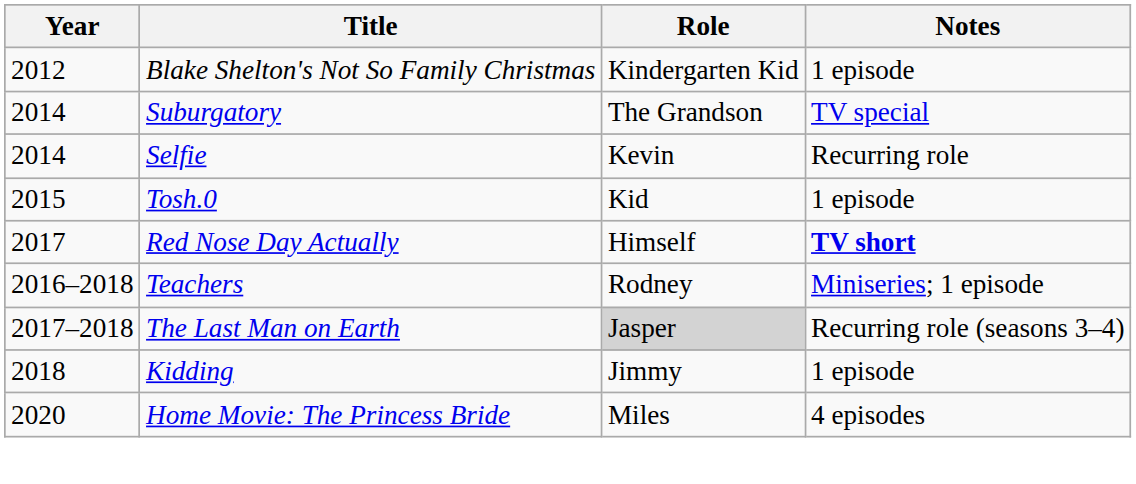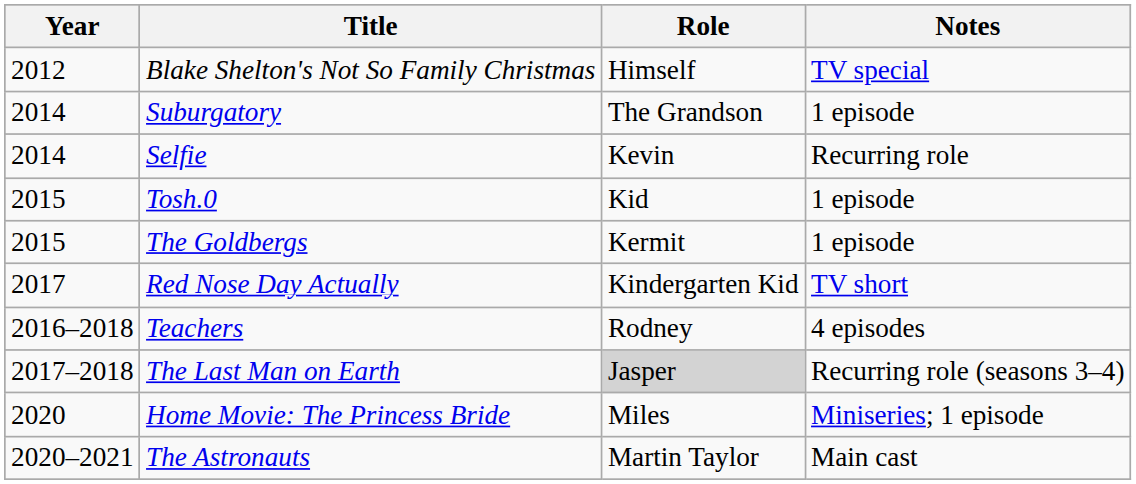(703, 69) Kindergarten Kid -> (652, 69) Himself
(863, 69) 1 episode -> (870, 69) TV special
(870, 112) TV special -> (863, 112) 1 episode
+ row: (227, 241)
(652, 241) Himself -> (703, 284) Kindergarten Kid
(863, 241) bold -> (860, 284) normal
(927, 284) Miniseries; 1 episode -> (868, 328) 4 episodes
- row: (190, 371)
(868, 414) 4 episodes -> (927, 414) Miniseries; 1 episode
+ row: (228, 457)
